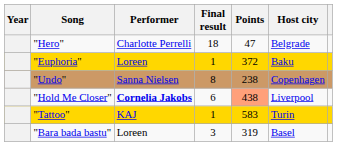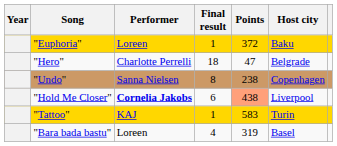rows swapped: (49, 44) <-> (58, 61)
(213, 133) 3 -> (213, 133) 4
